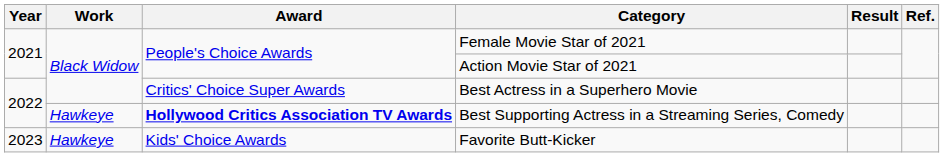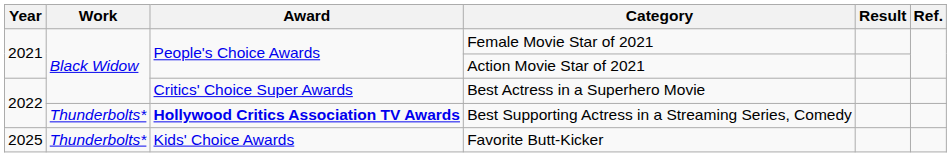(82, 115) Hawkeye -> (98, 115) Thunderbolts*
(25, 139) 2023 -> (25, 139) 2025
(82, 139) Hawkeye -> (98, 139) Thunderbolts*
